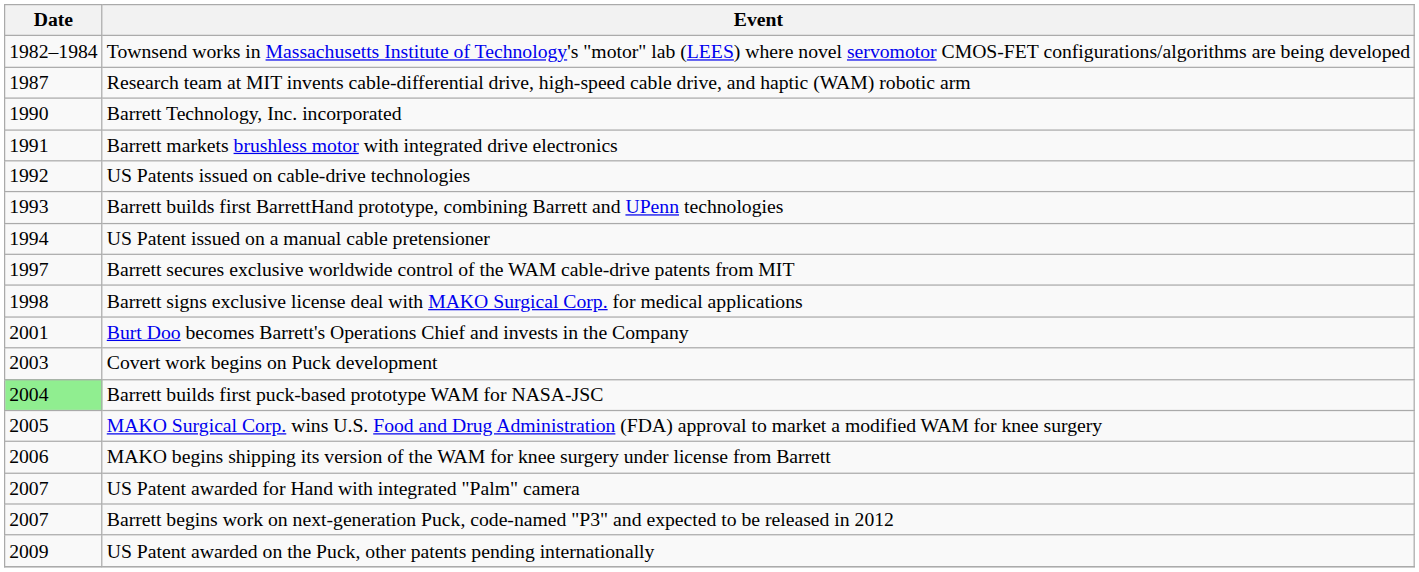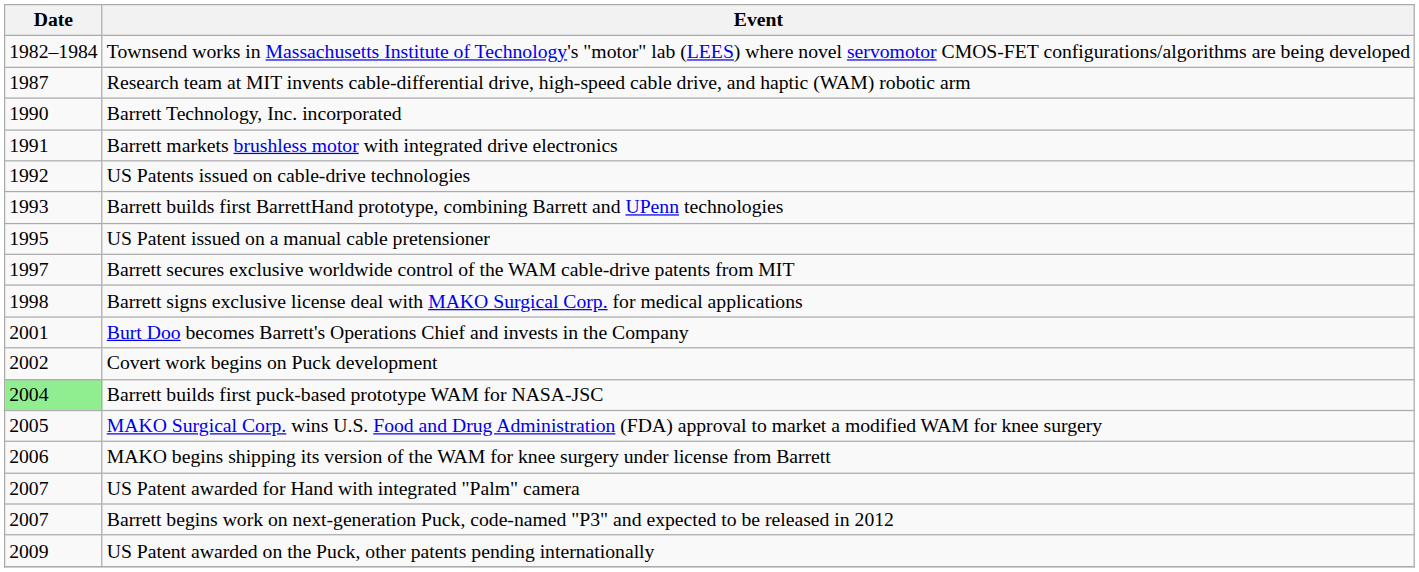(29, 238) 1994 -> (29, 238) 1995
(29, 363) 2003 -> (29, 363) 2002
